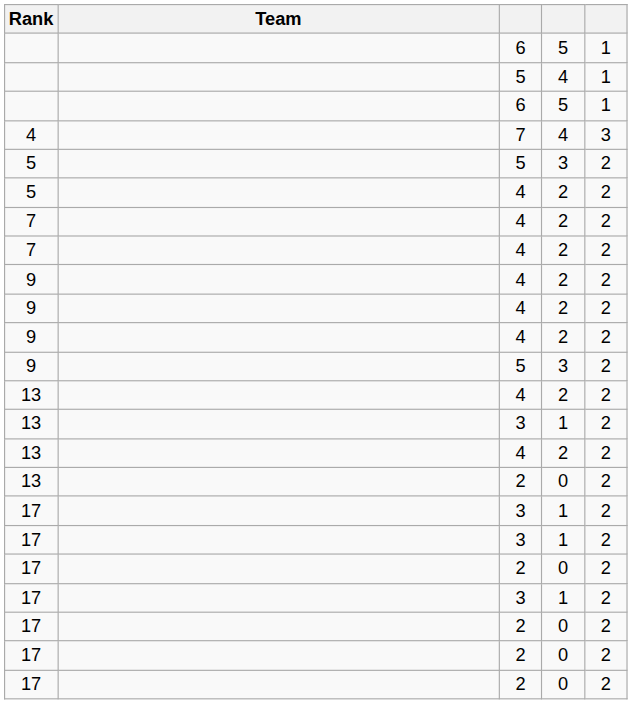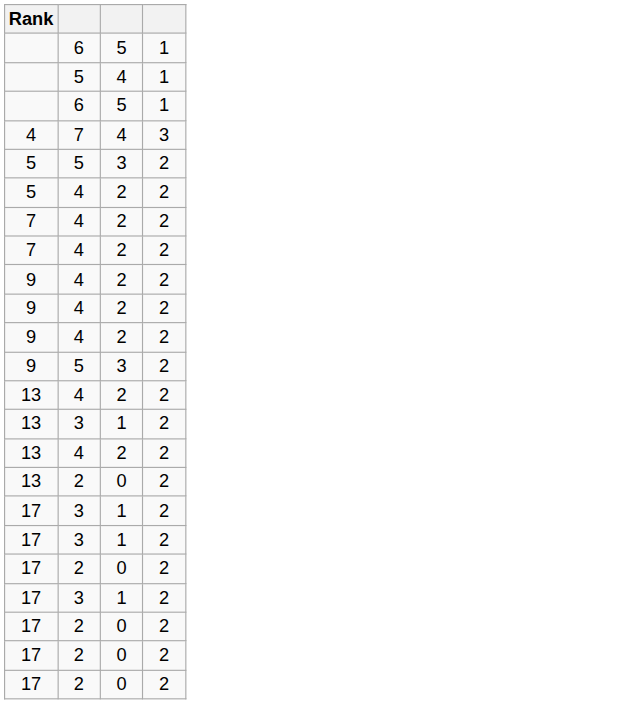- column: (278, 18)
